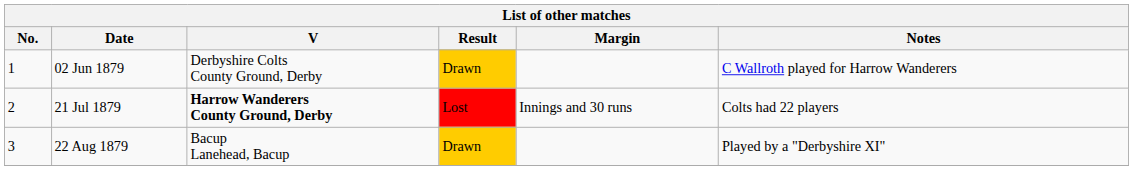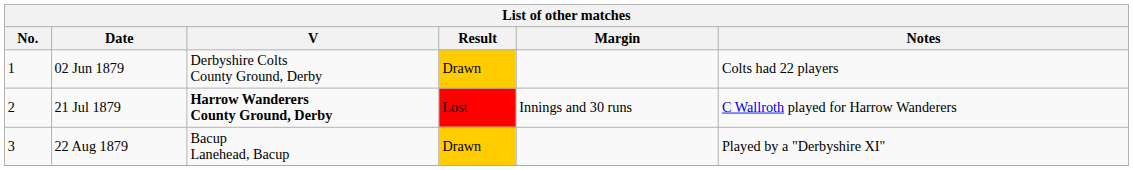(839, 68) C Wallroth played for Harrow Wanderers -> (780, 68) Colts had 22 players
(780, 107) Colts had 22 players -> (839, 107) C Wallroth played for Harrow Wanderers
